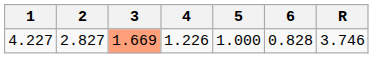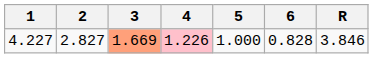(187, 41) no background -> (187, 41) pink background
(342, 41) 3.746 -> (342, 41) 3.846
